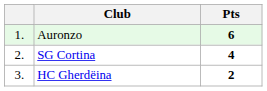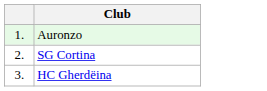- column: (231, 14)
